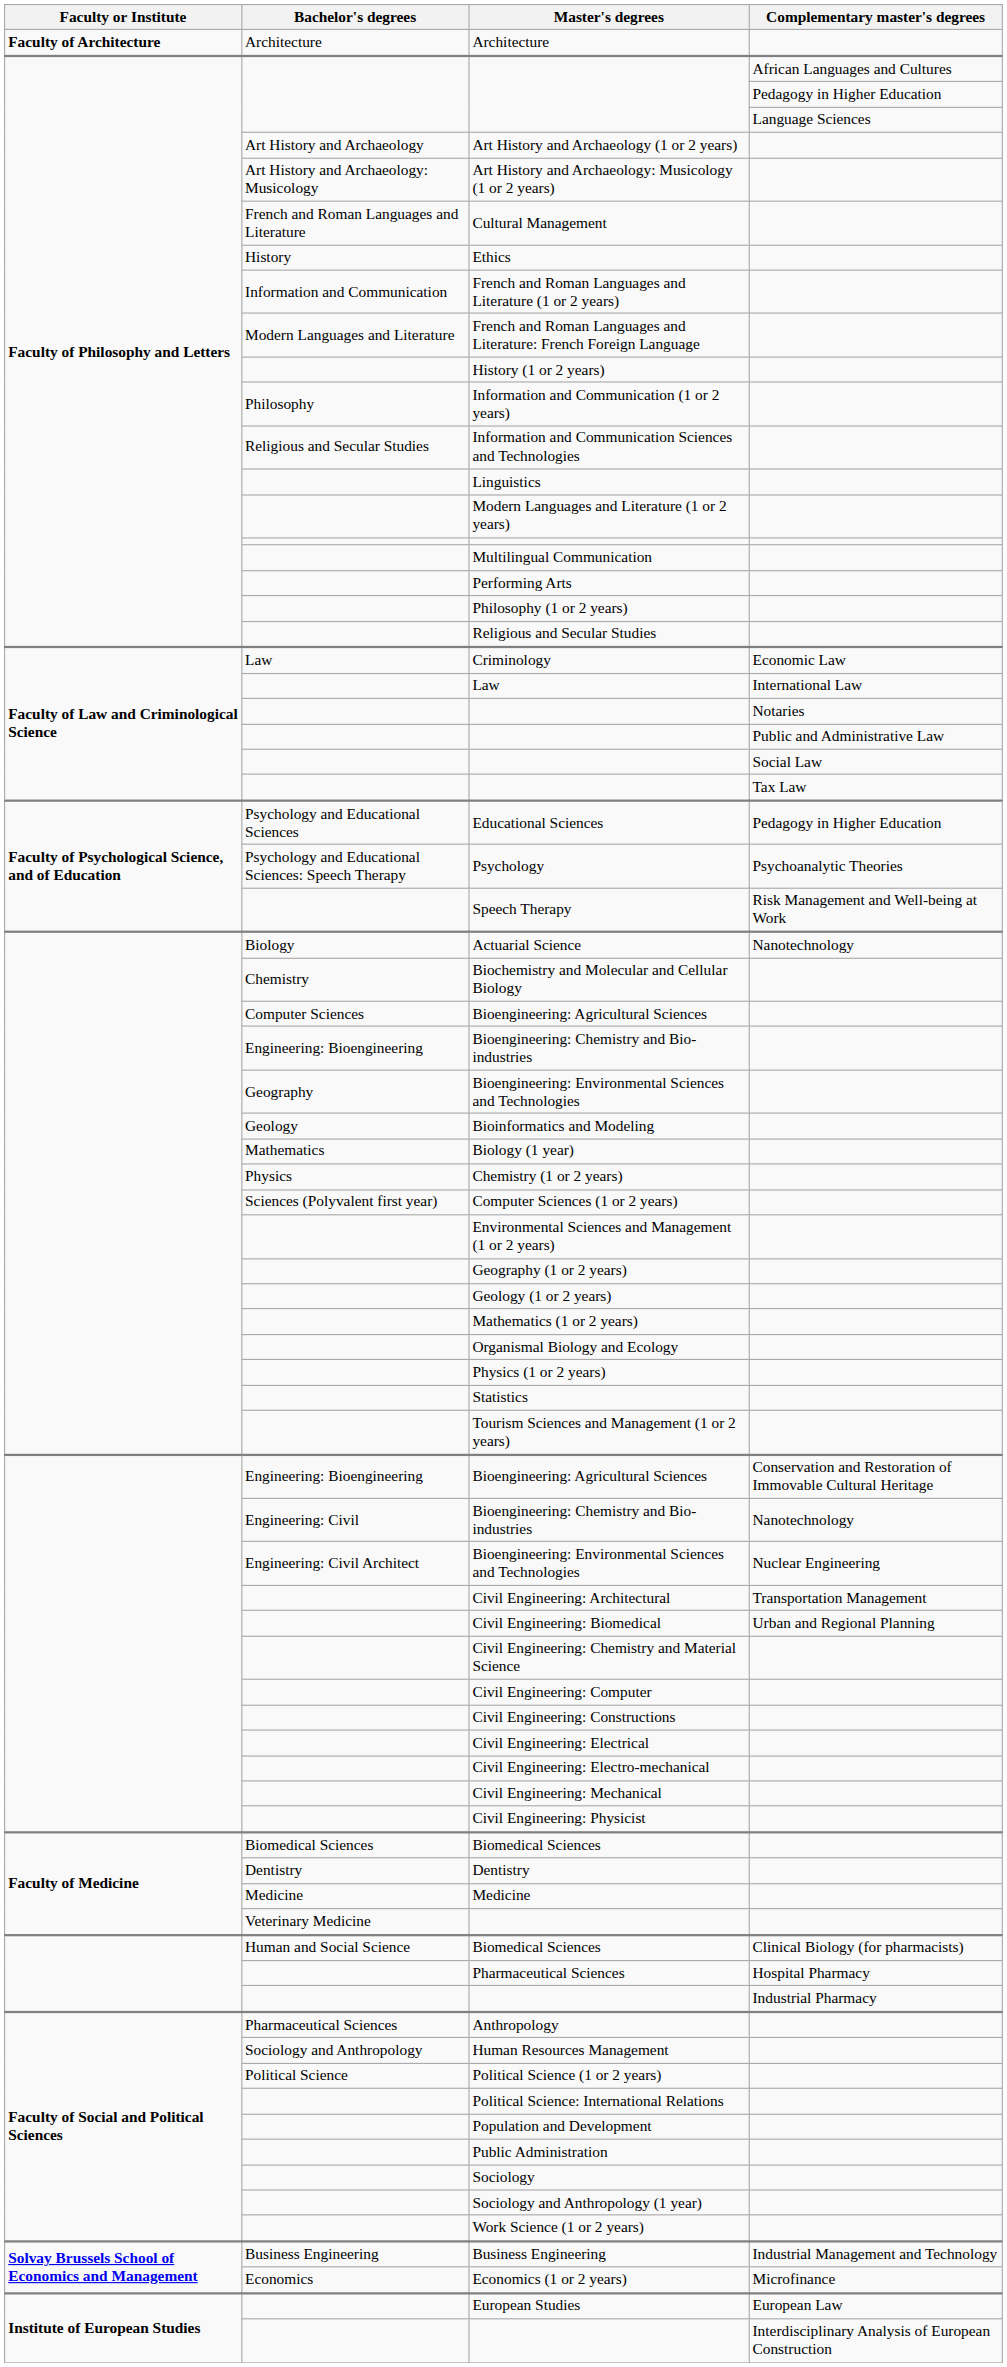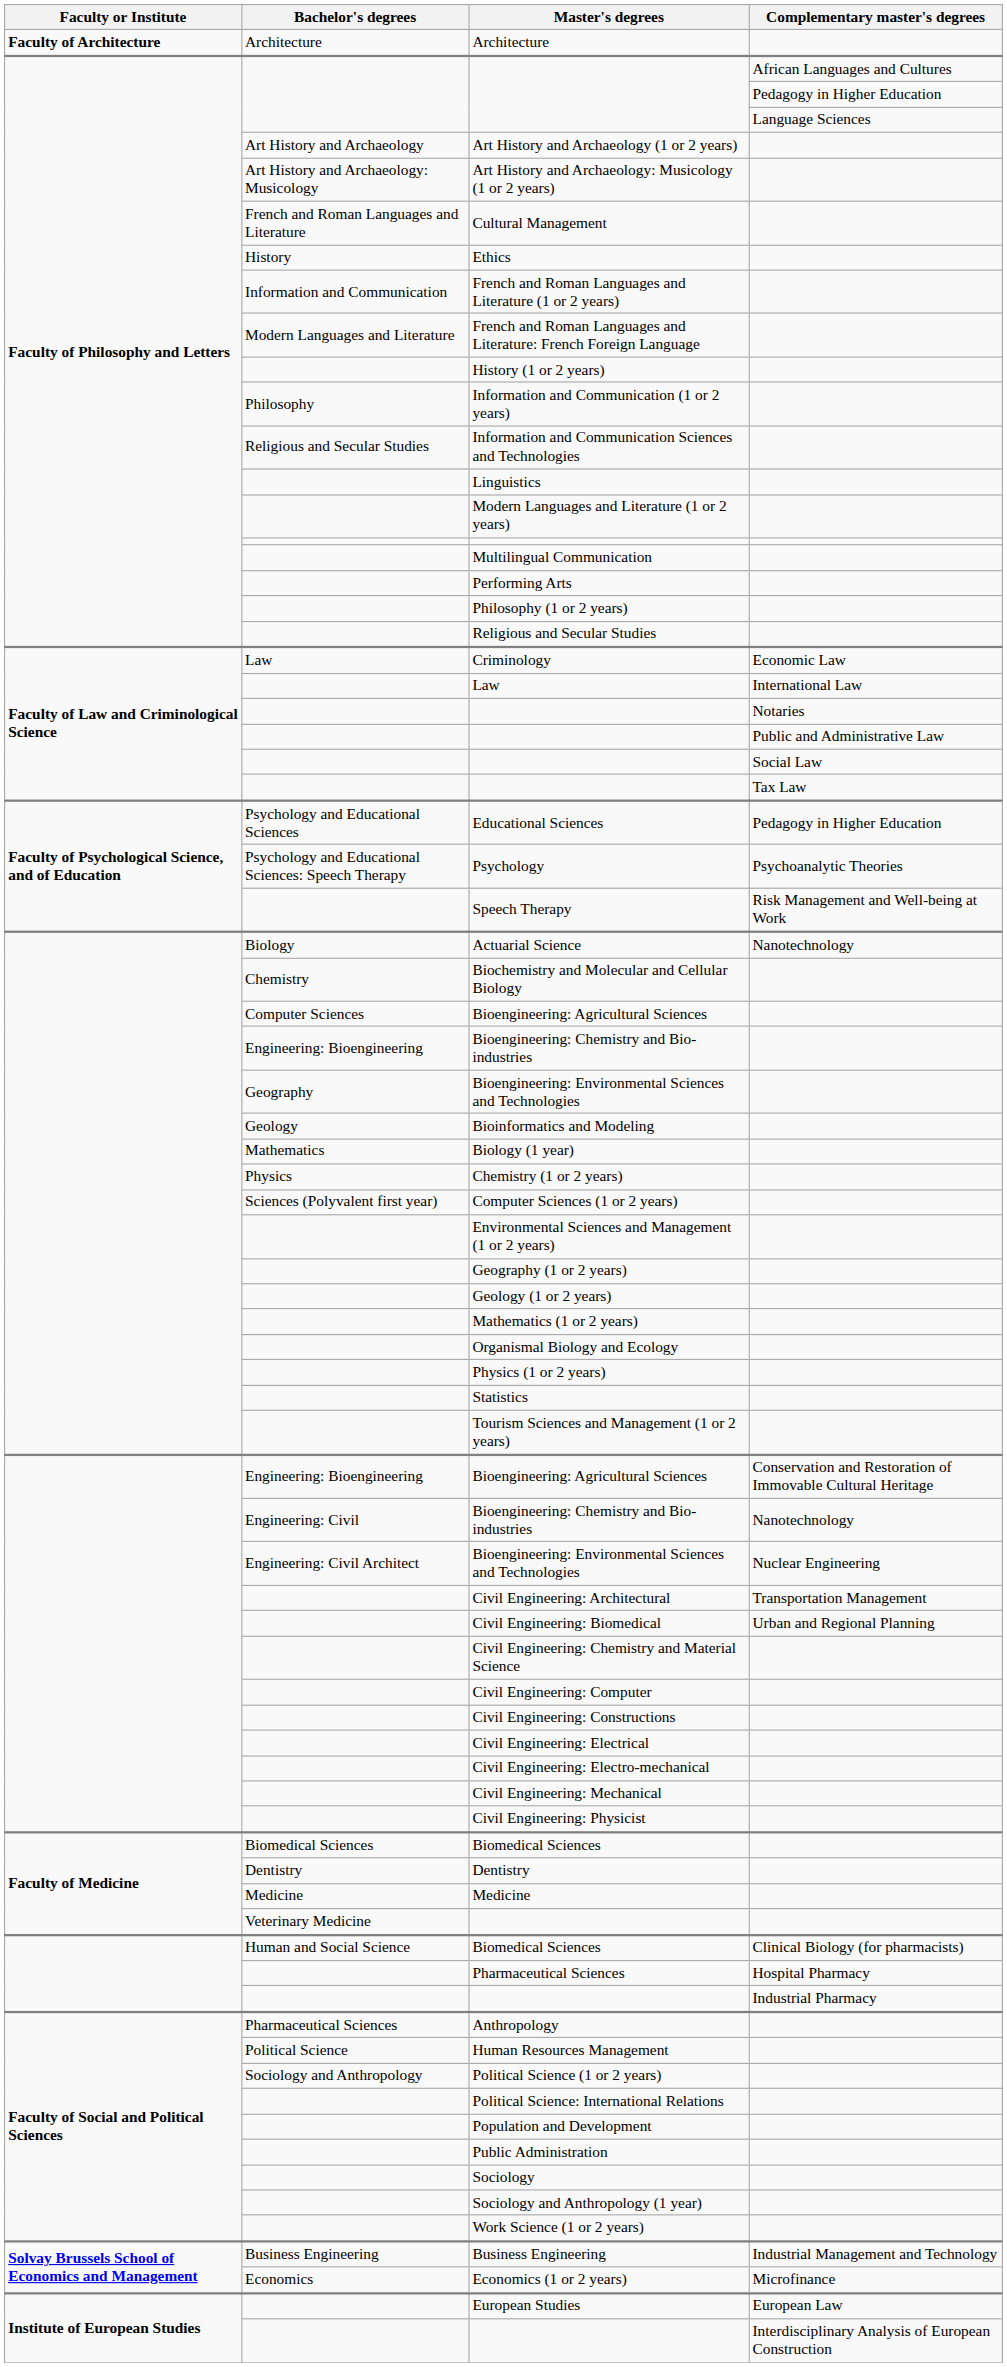(334, 2049) Sociology and Anthropology -> (296, 2049) Political Science
(296, 2075) Political Science -> (334, 2075) Sociology and Anthropology
